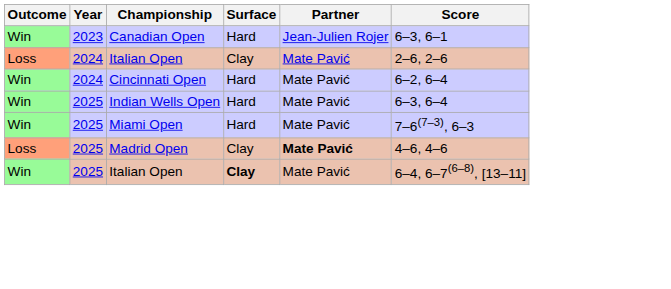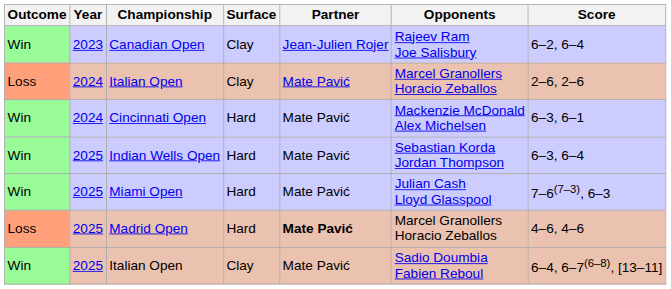+ column: (460, 15)
(241, 36) Hard -> (240, 44) Clay
(421, 36) 6–3, 6–1 -> (557, 44) 6–2, 6–4
(421, 79) 6–2, 6–4 -> (557, 118) 6–3, 6–1
(240, 148) Clay -> (241, 228) Hard
(241, 171) bold -> (240, 265) normal
